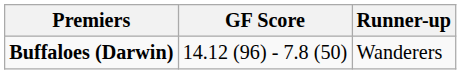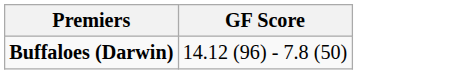- column: (404, 20)
